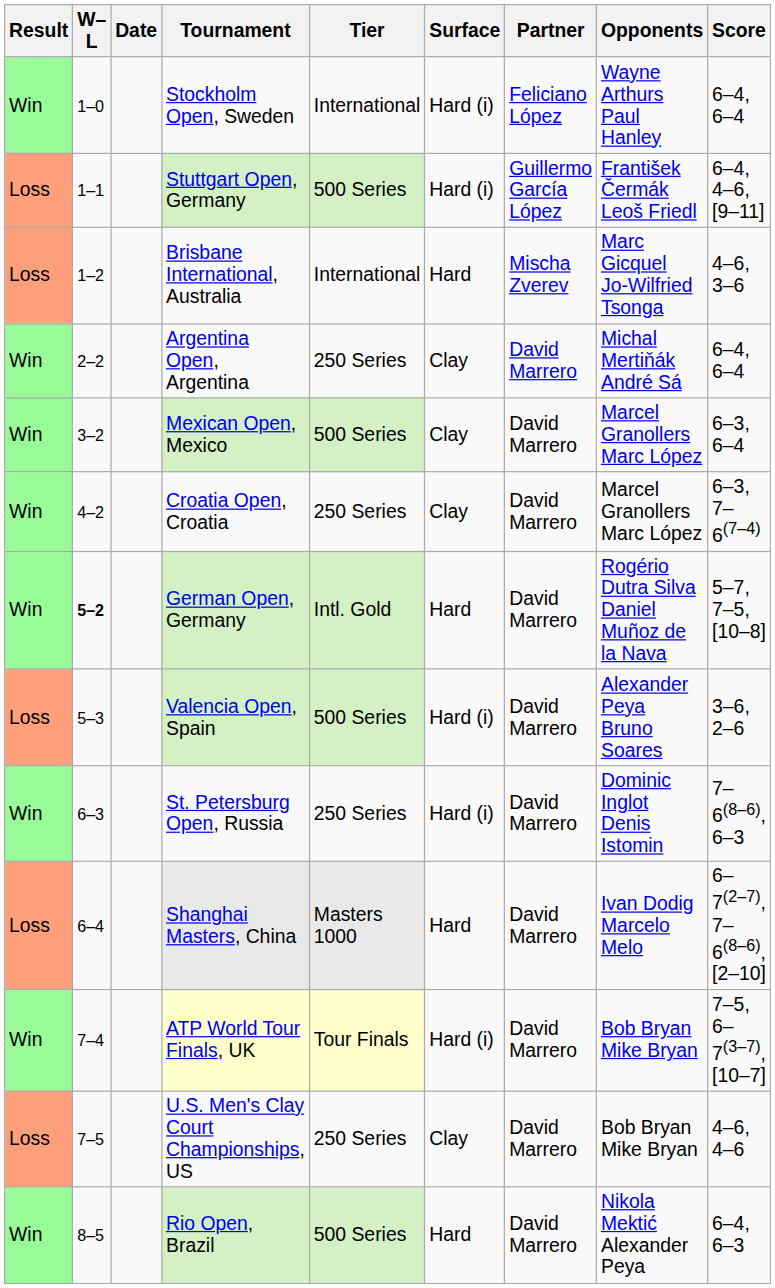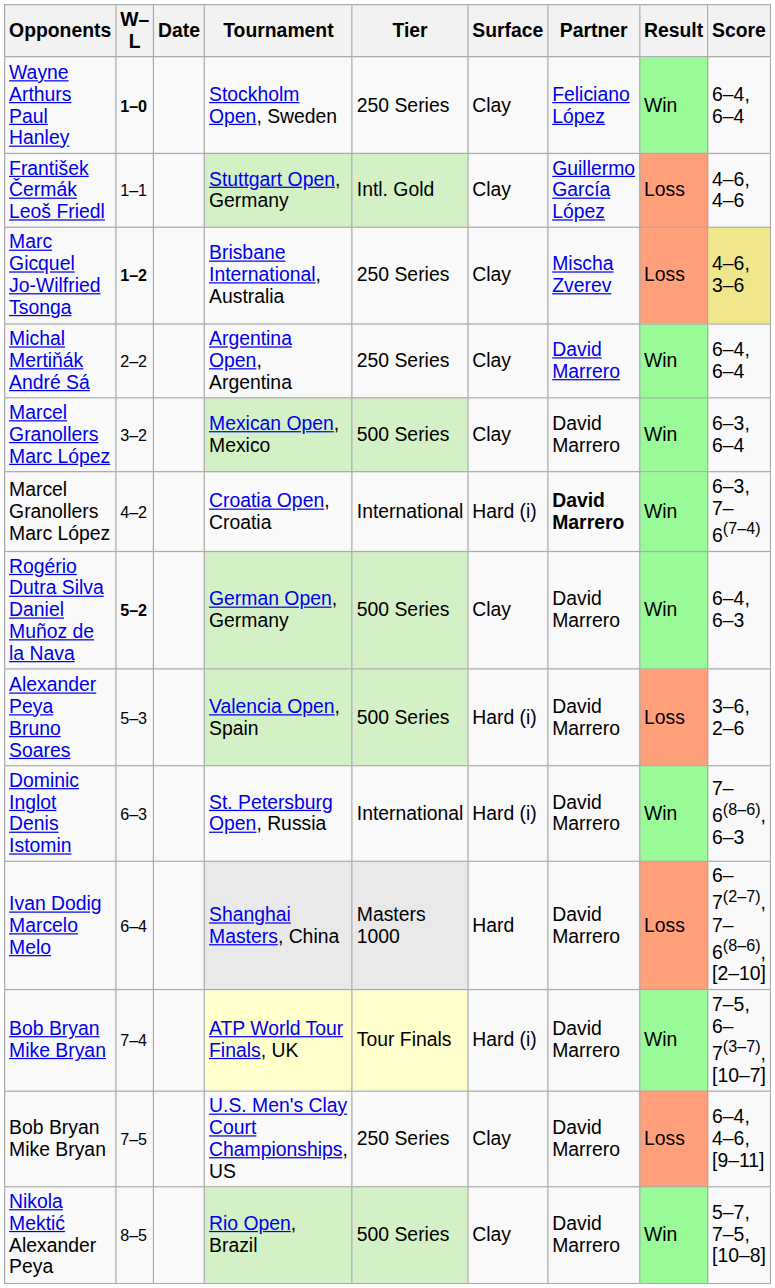columns swapped: (39, 30) <-> (652, 30)
(91, 106) normal -> (134, 105) bold
(367, 105) International -> (403, 105) 250 Series
(462, 105) Hard (i) -> (492, 105) Clay
(360, 190) 500 Series -> (396, 190) Intl. Gold
(462, 190) Hard (i) -> (492, 190) Clay
(738, 190) 6–4, 4–6, [9–11] -> (731, 190) 4–6, 4–6
(91, 276) normal -> (134, 275) bold
(367, 275) International -> (403, 275) 250 Series
(450, 275) Hard -> (492, 275) Clay
(731, 275) no background -> (731, 275) khaki background
(360, 511) 250 Series -> (410, 511) International
(449, 511) Clay -> (505, 511) Hard (i)
(543, 511) normal -> (588, 511) bold
(353, 610) Intl. Gold -> (403, 610) 500 Series
(450, 610) Hard -> (492, 610) Clay
(739, 610) 5–7, 7–5, [10–8] -> (731, 610) 6–4, 6–3
(360, 813) 250 Series -> (410, 813) International
(731, 1138) 4–6, 4–6 -> (738, 1138) 6–4, 4–6, [9–11]
(450, 1234) Hard -> (492, 1234) Clay
(731, 1234) 6–4, 6–3 -> (739, 1234) 5–7, 7–5, [10–8]
